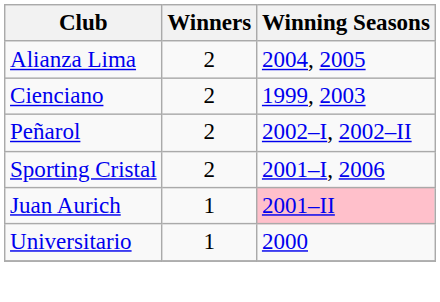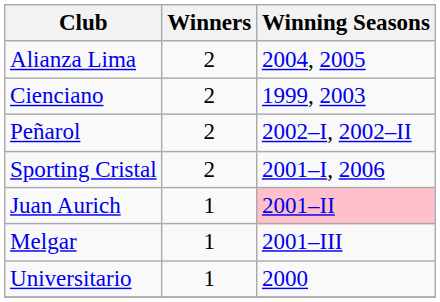+ row: (43, 242)
